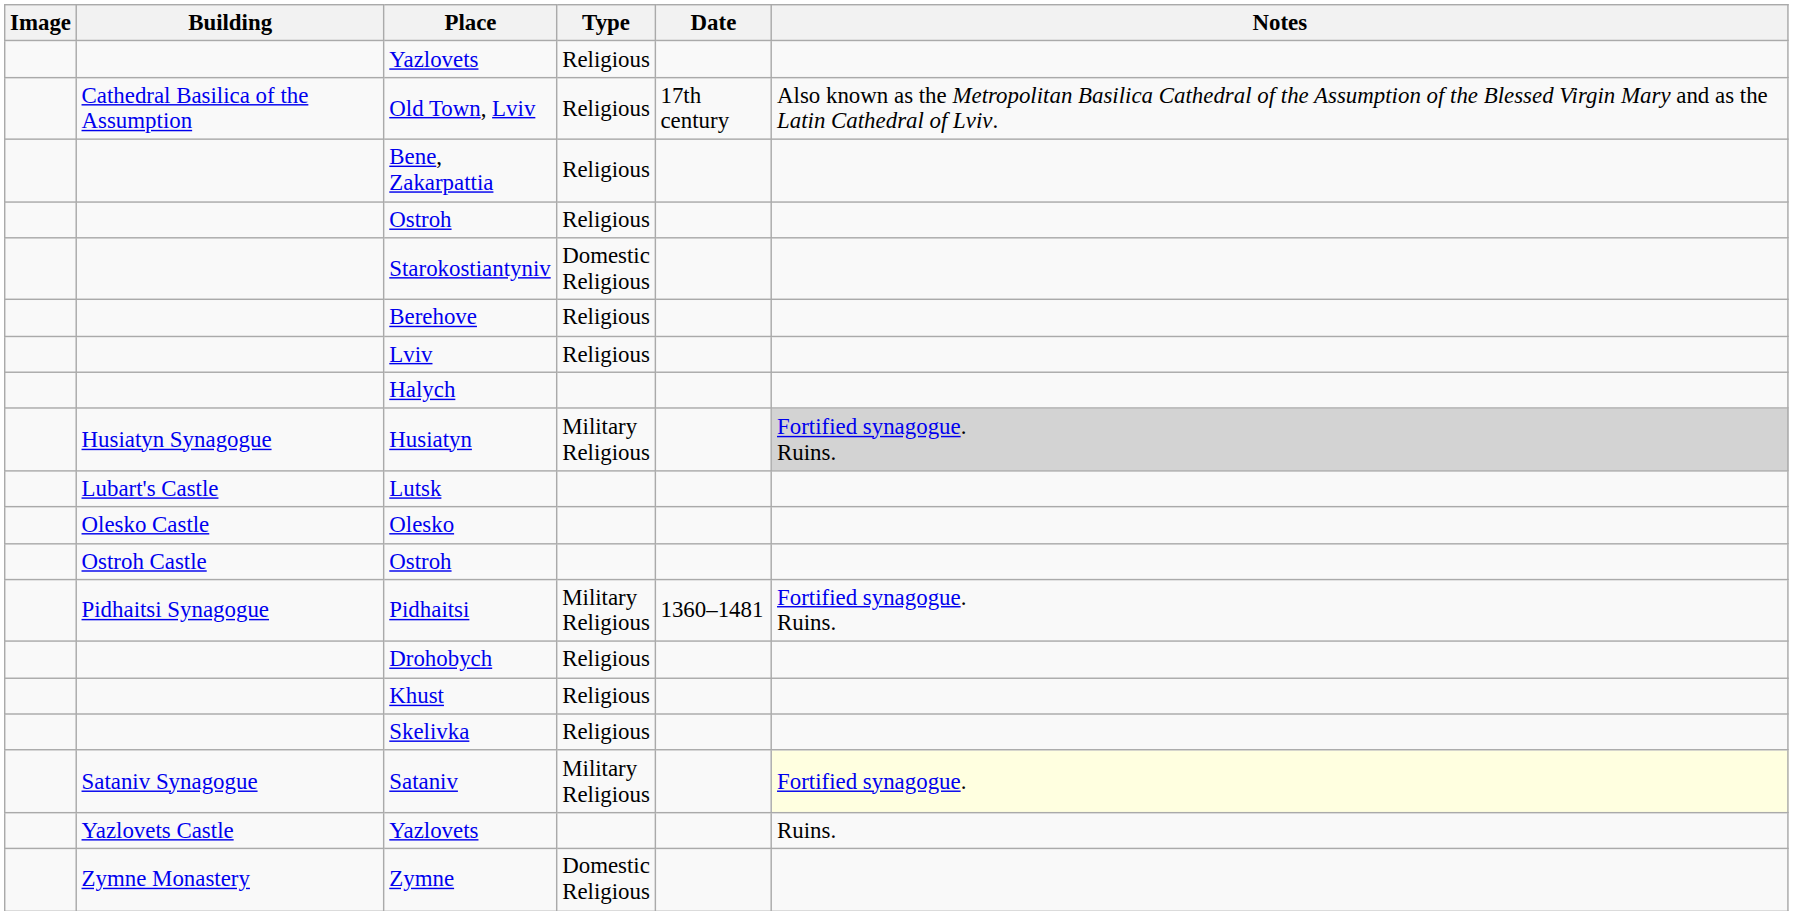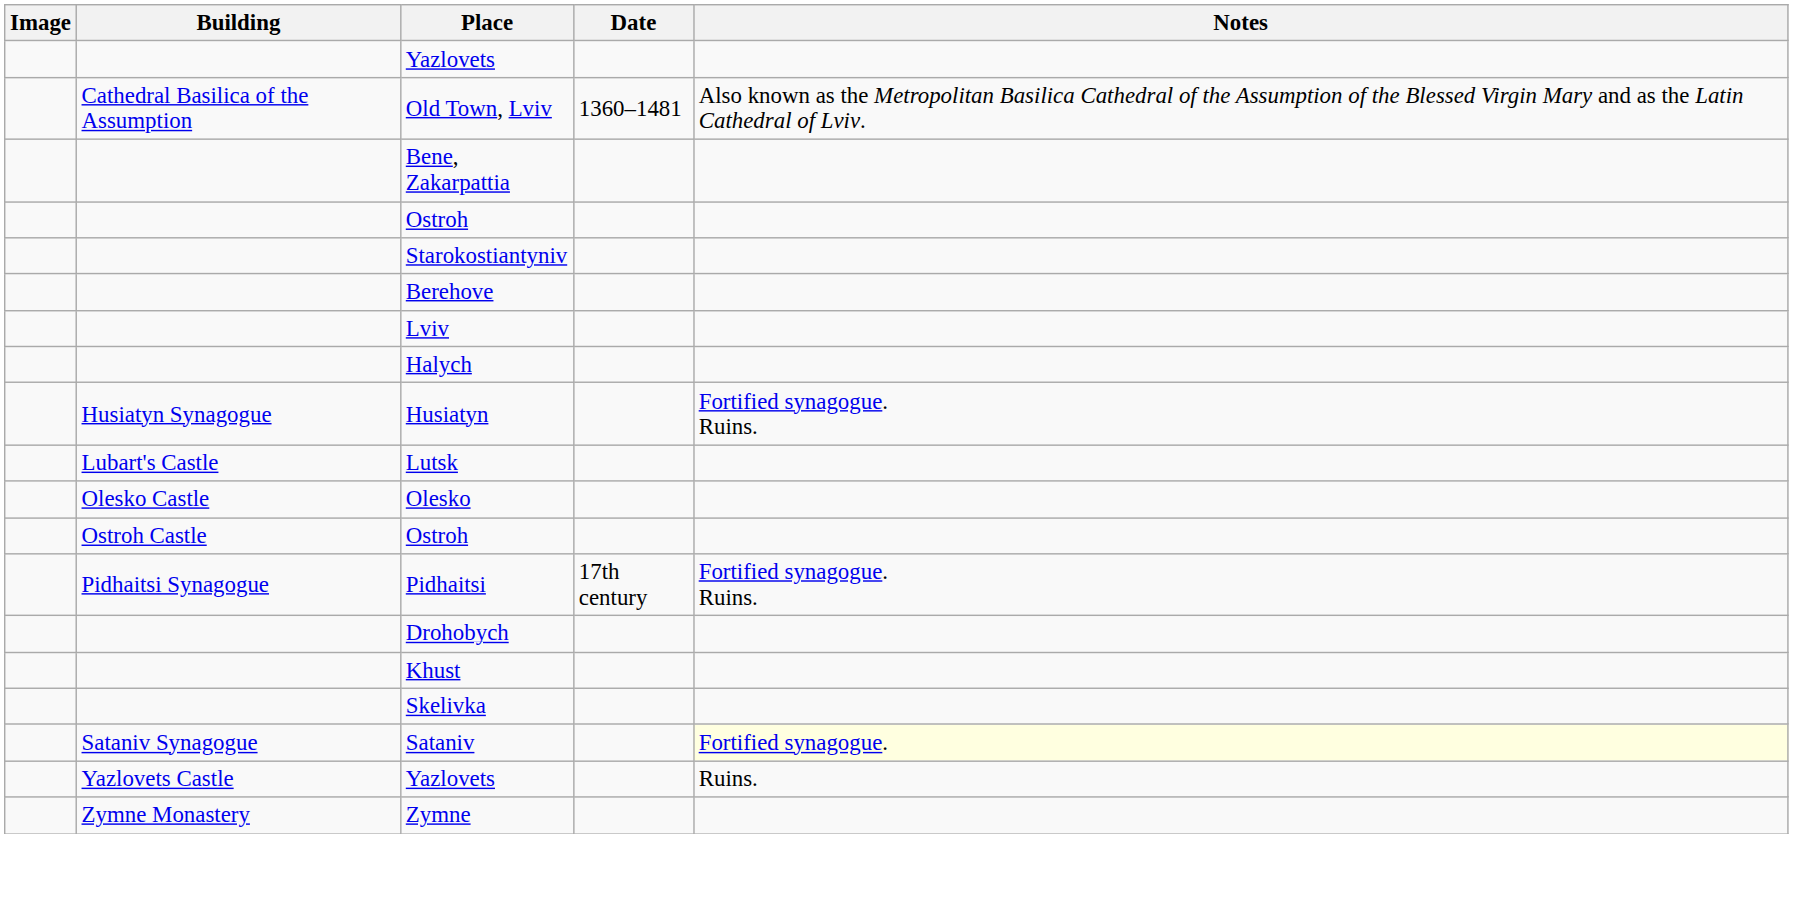- column: (606, 22)
(695, 108) 17th century -> (630, 108) 1360–1481
(872, 439) lightgrey background -> (793, 413) no background
(712, 610) 1360–1481 -> (613, 584) 17th century
